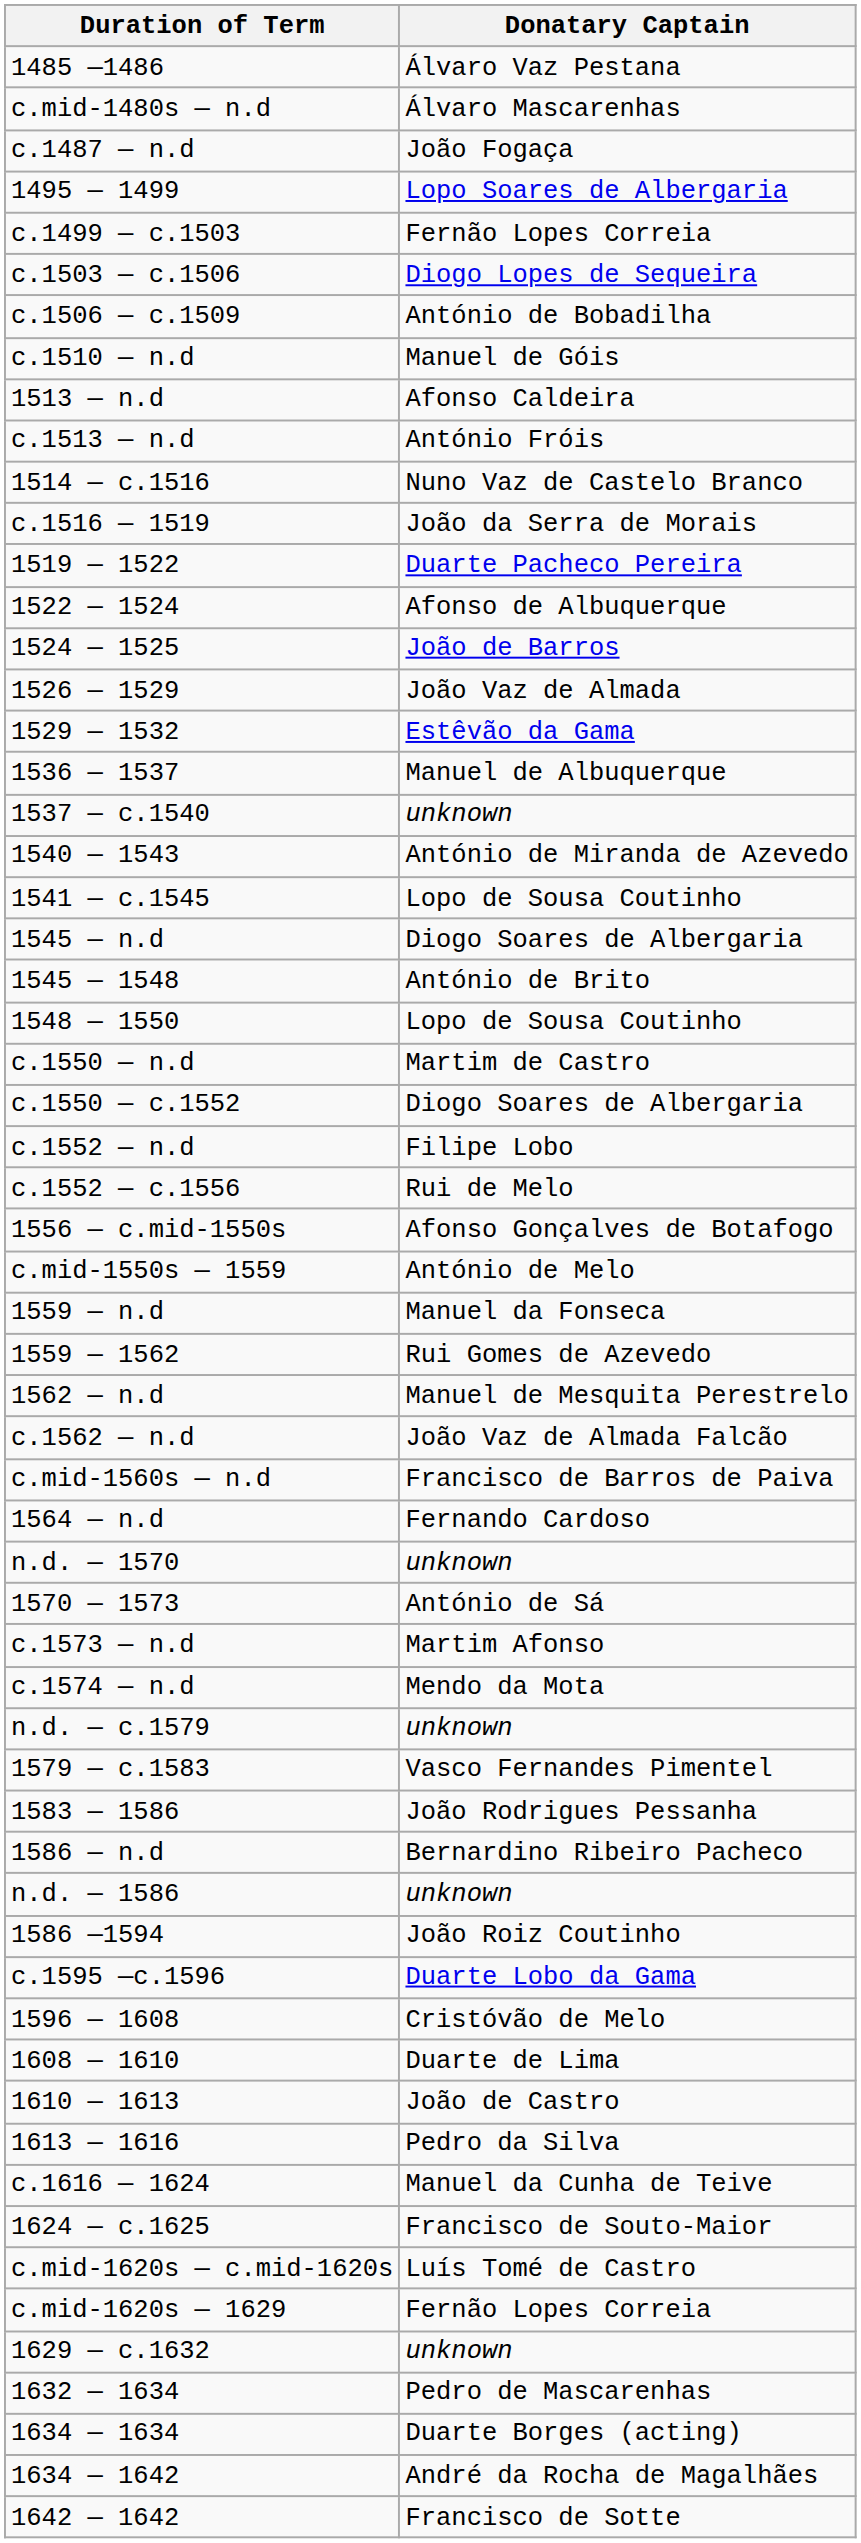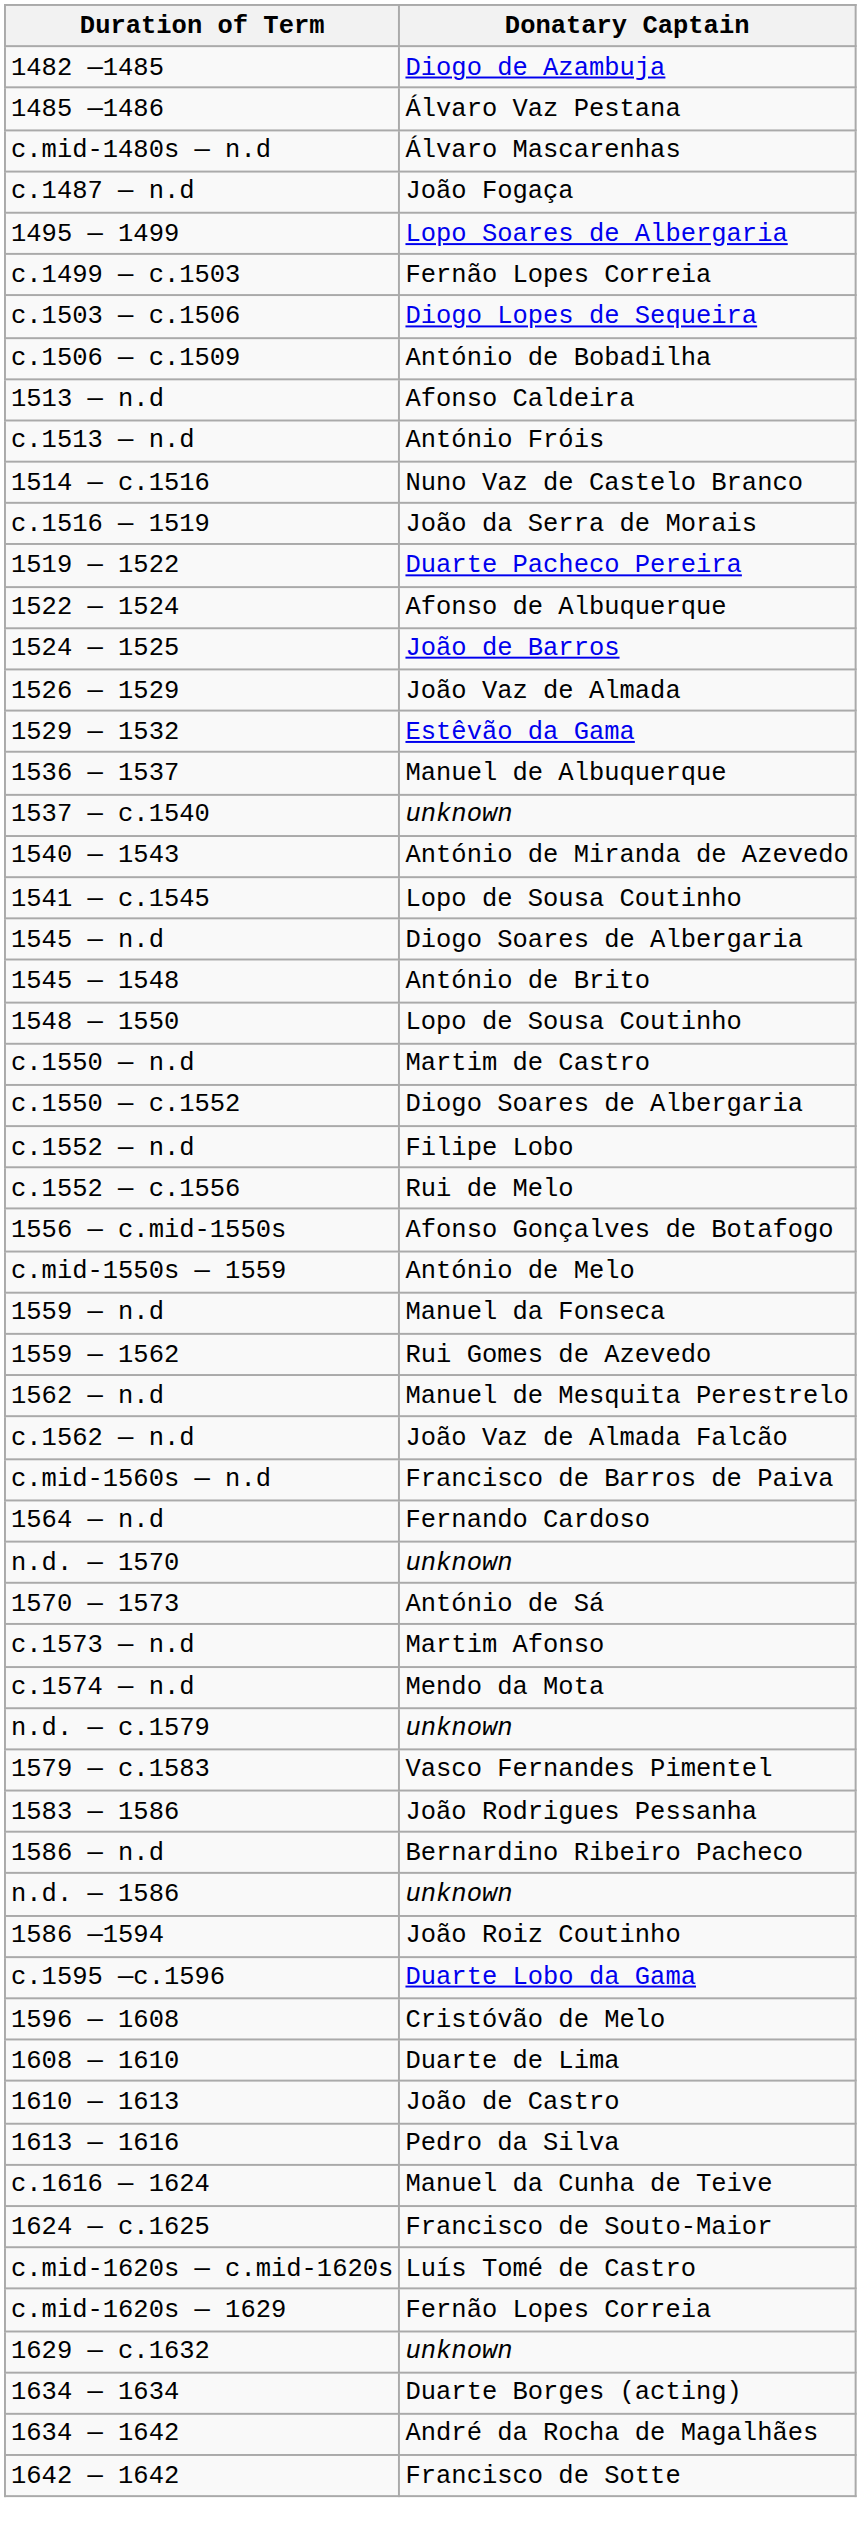+ row: (87, 67)
- row: (103, 358)
- row: (95, 2393)
